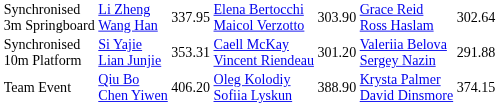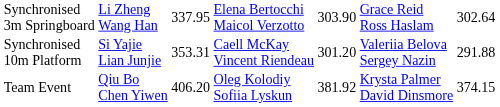(337, 87) 388.90 -> (337, 87) 381.92
